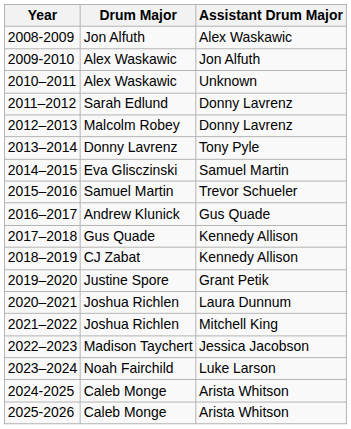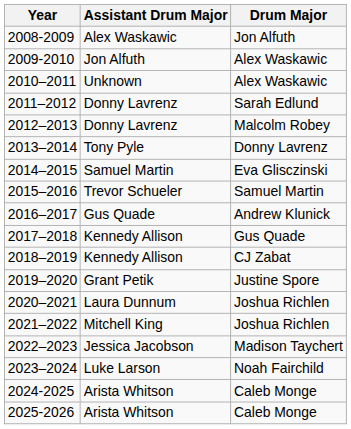columns swapped: (138, 15) <-> (271, 15)
